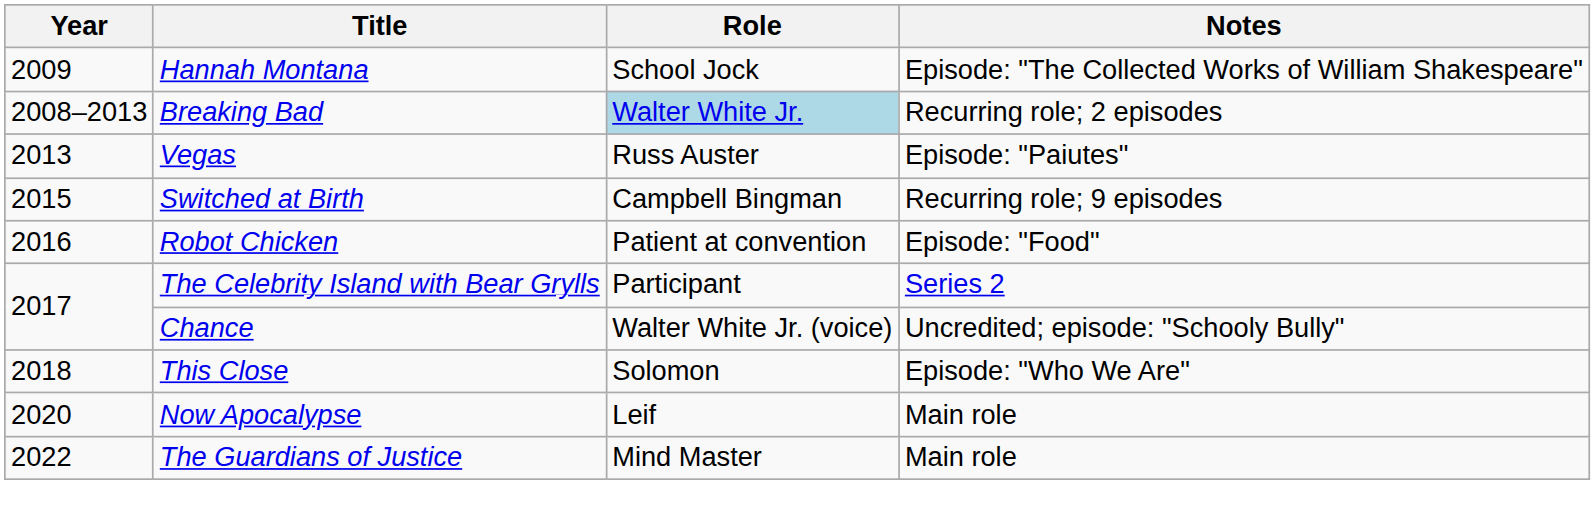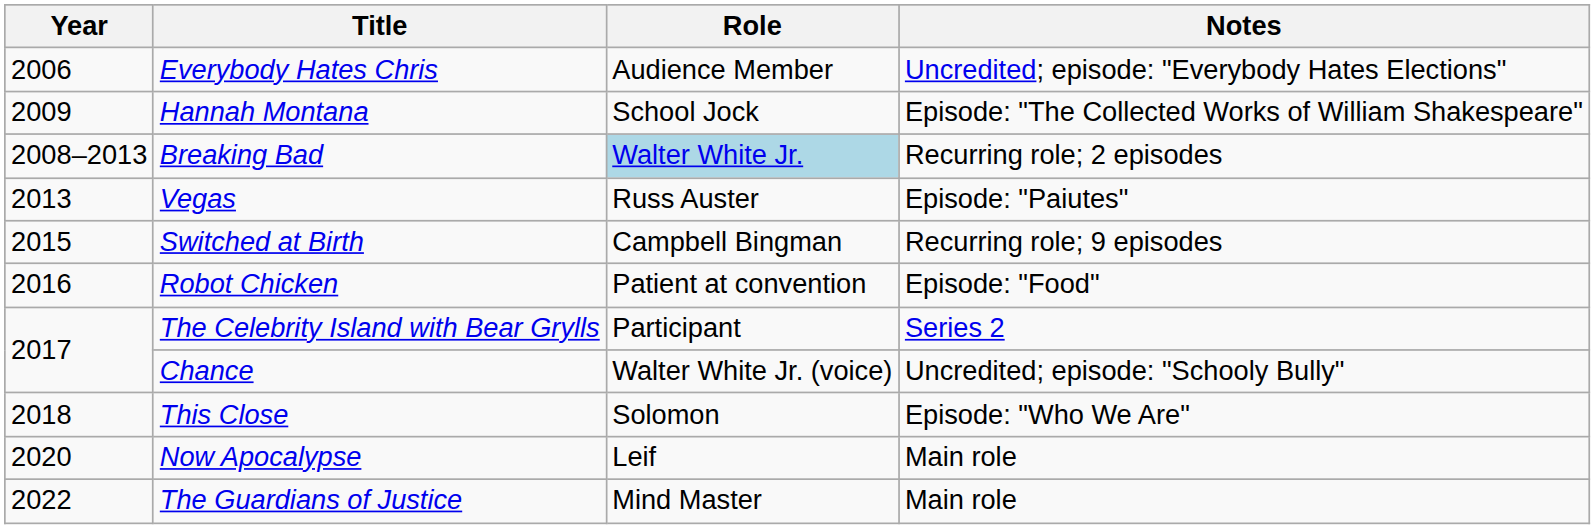+ row: (299, 69)
